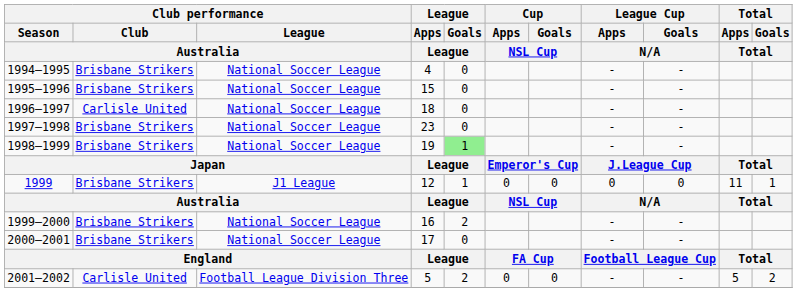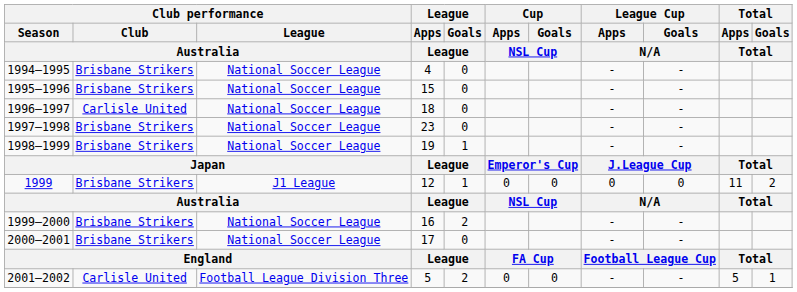(465, 146) lightgreen background -> (465, 146) no background
(772, 184) 1 -> (772, 184) 2
(772, 278) 2 -> (772, 278) 1
